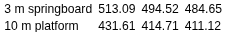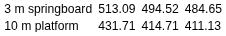(117, 25) 431.61 -> (117, 25) 431.71
(203, 25) 411.12 -> (203, 25) 411.13
